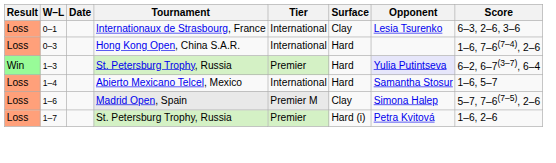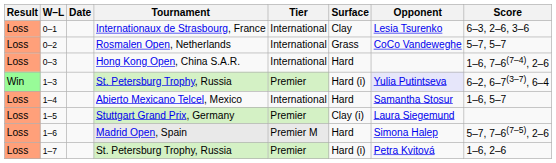+ row: (50, 45)
(342, 65) Hard -> (348, 81) Hard (i)
+ row: (50, 116)
(342, 100) Clay -> (342, 133) Hard
